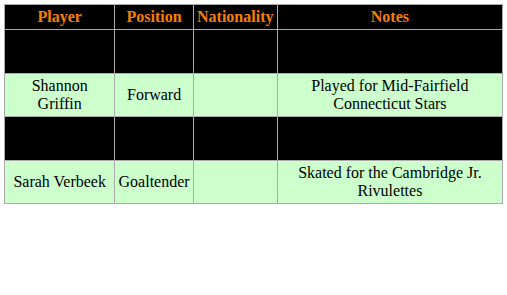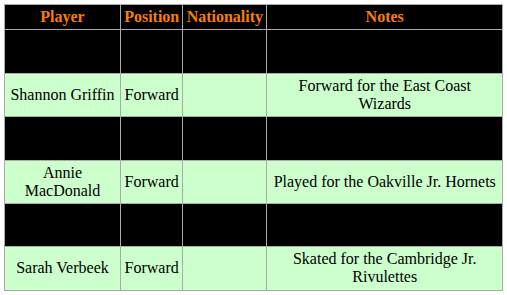(390, 51) Forward for the East Coast Wizards -> (385, 51) Played for Mid-Fairfield Connecticut Stars
(390, 94) Played for Mid-Fairfield Connecticut Stars -> (385, 94) Forward for the East Coast Wizards
+ row: (62, 138)
+ row: (62, 181)
(154, 181) Goaltender -> (152, 268) Forward
